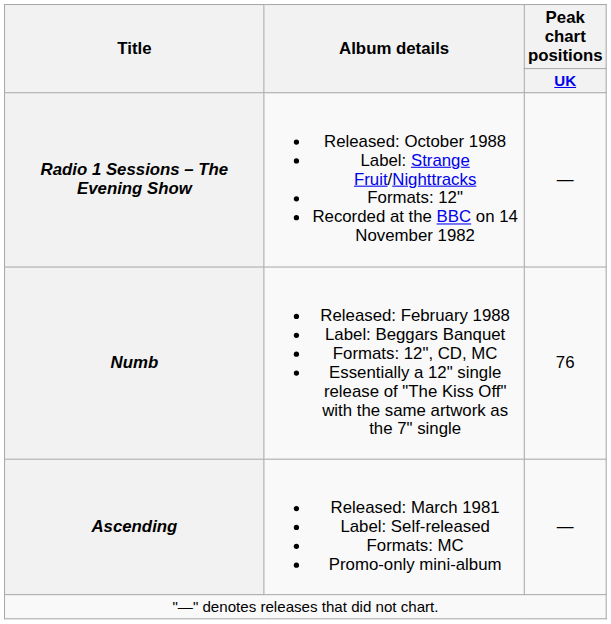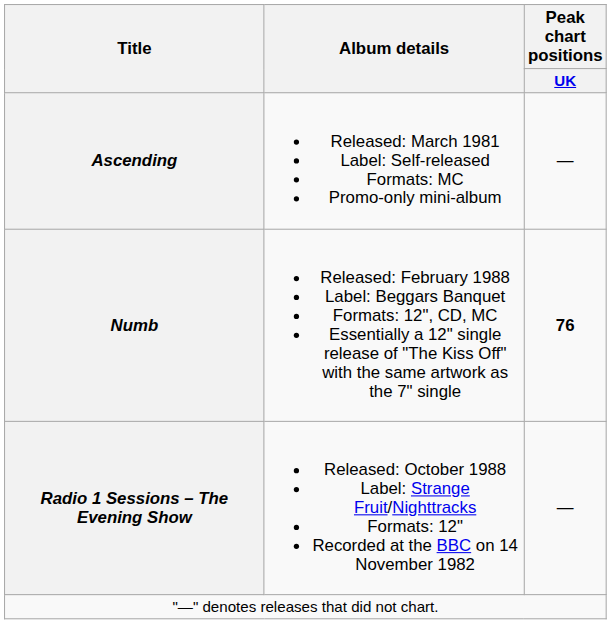rows swapped: (134, 526) <-> (134, 179)
(565, 362) normal -> (565, 324) bold
